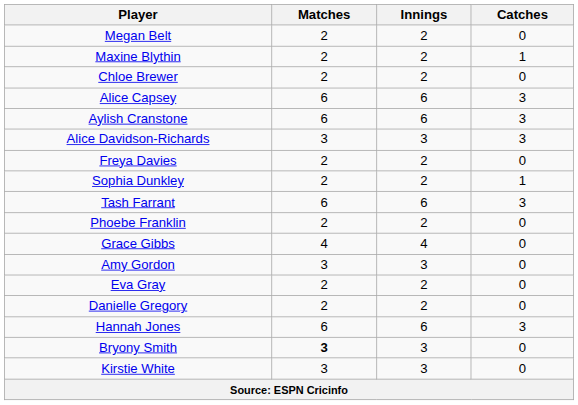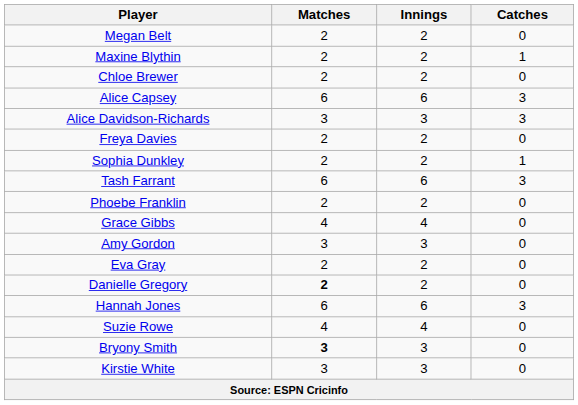- row: (138, 118)
(324, 306) normal -> (324, 285) bold
+ row: (138, 327)
